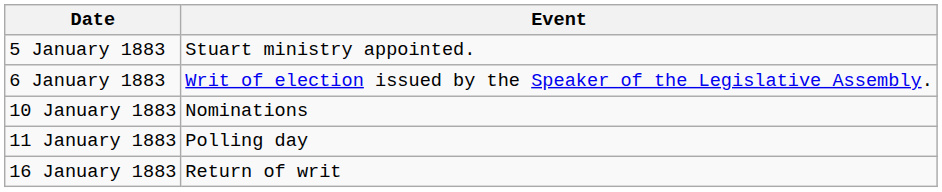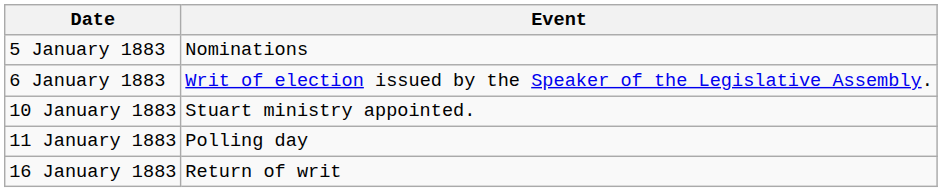(330, 50) Stuart ministry appointed. -> (247, 50) Nominations
(247, 111) Nominations -> (330, 111) Stuart ministry appointed.
